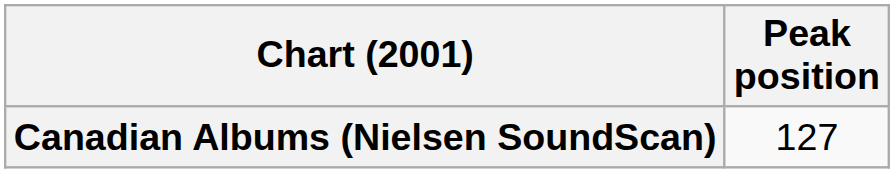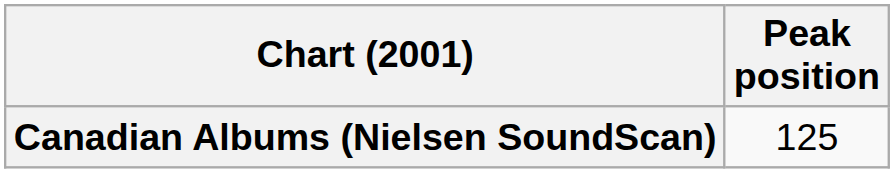(807, 136) 127 -> (807, 136) 125
